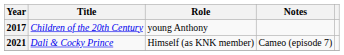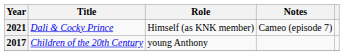rows swapped: (16, 27) <-> (16, 43)
